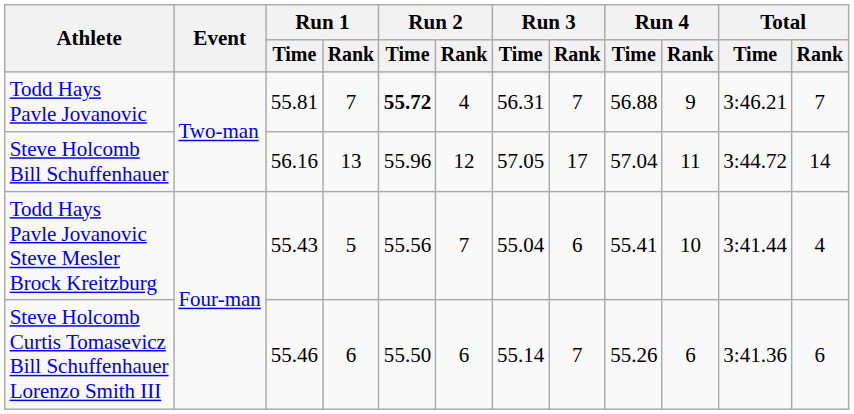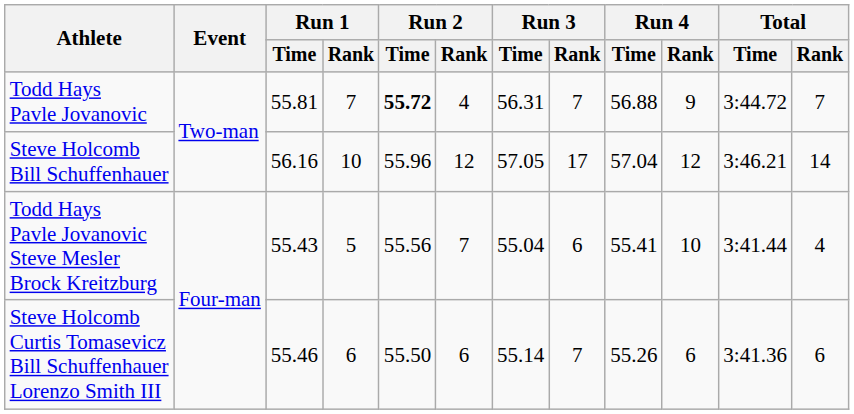(755, 102) 3:46.21 -> (755, 102) 3:44.72
(351, 161) 13 -> (351, 161) 10
(690, 161) 11 -> (690, 161) 12
(755, 161) 3:44.72 -> (755, 161) 3:46.21
